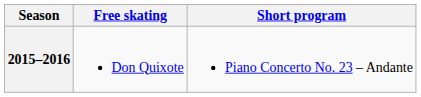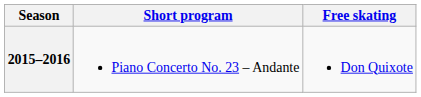columns swapped: (302, 15) <-> (130, 15)
